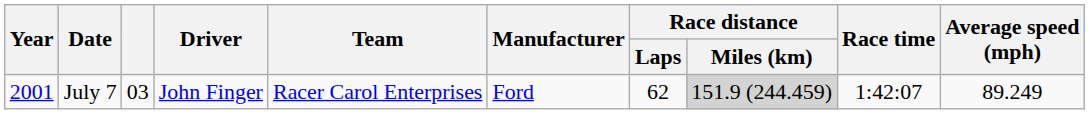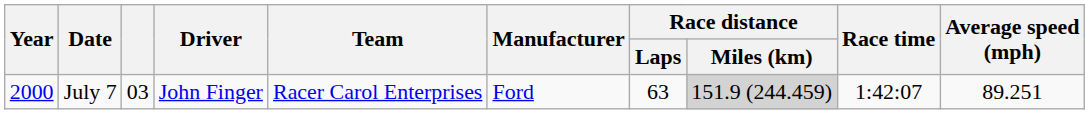(32, 91) 2001 -> (32, 91) 2000
(658, 91) 62 -> (658, 91) 63
(1012, 91) 89.249 -> (1012, 91) 89.251
